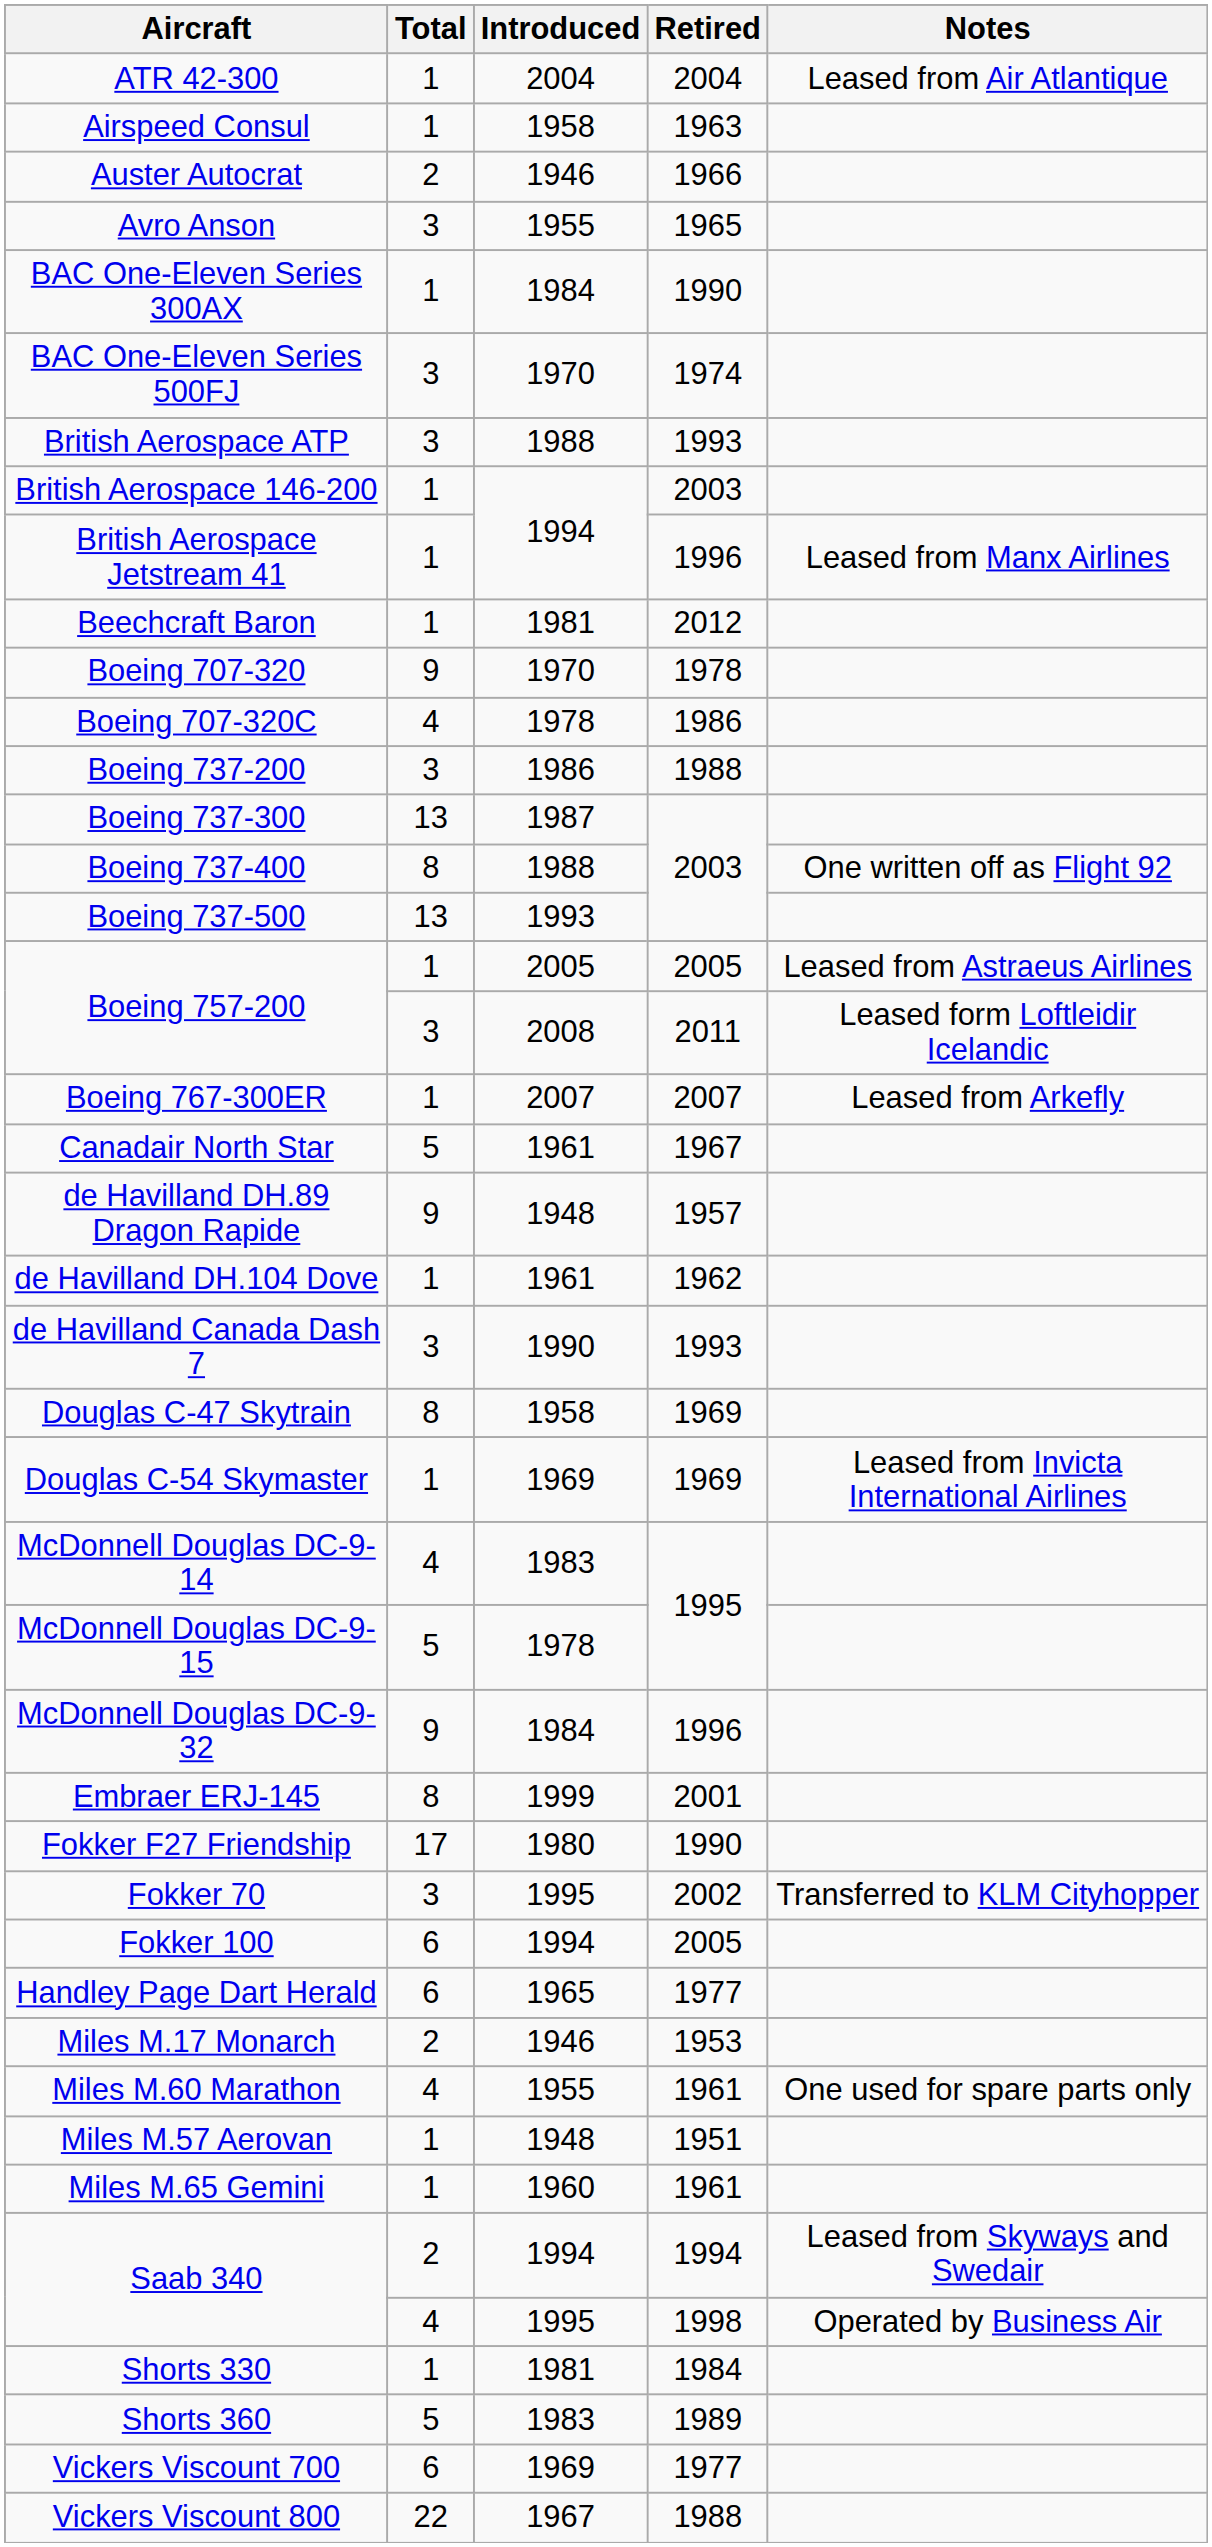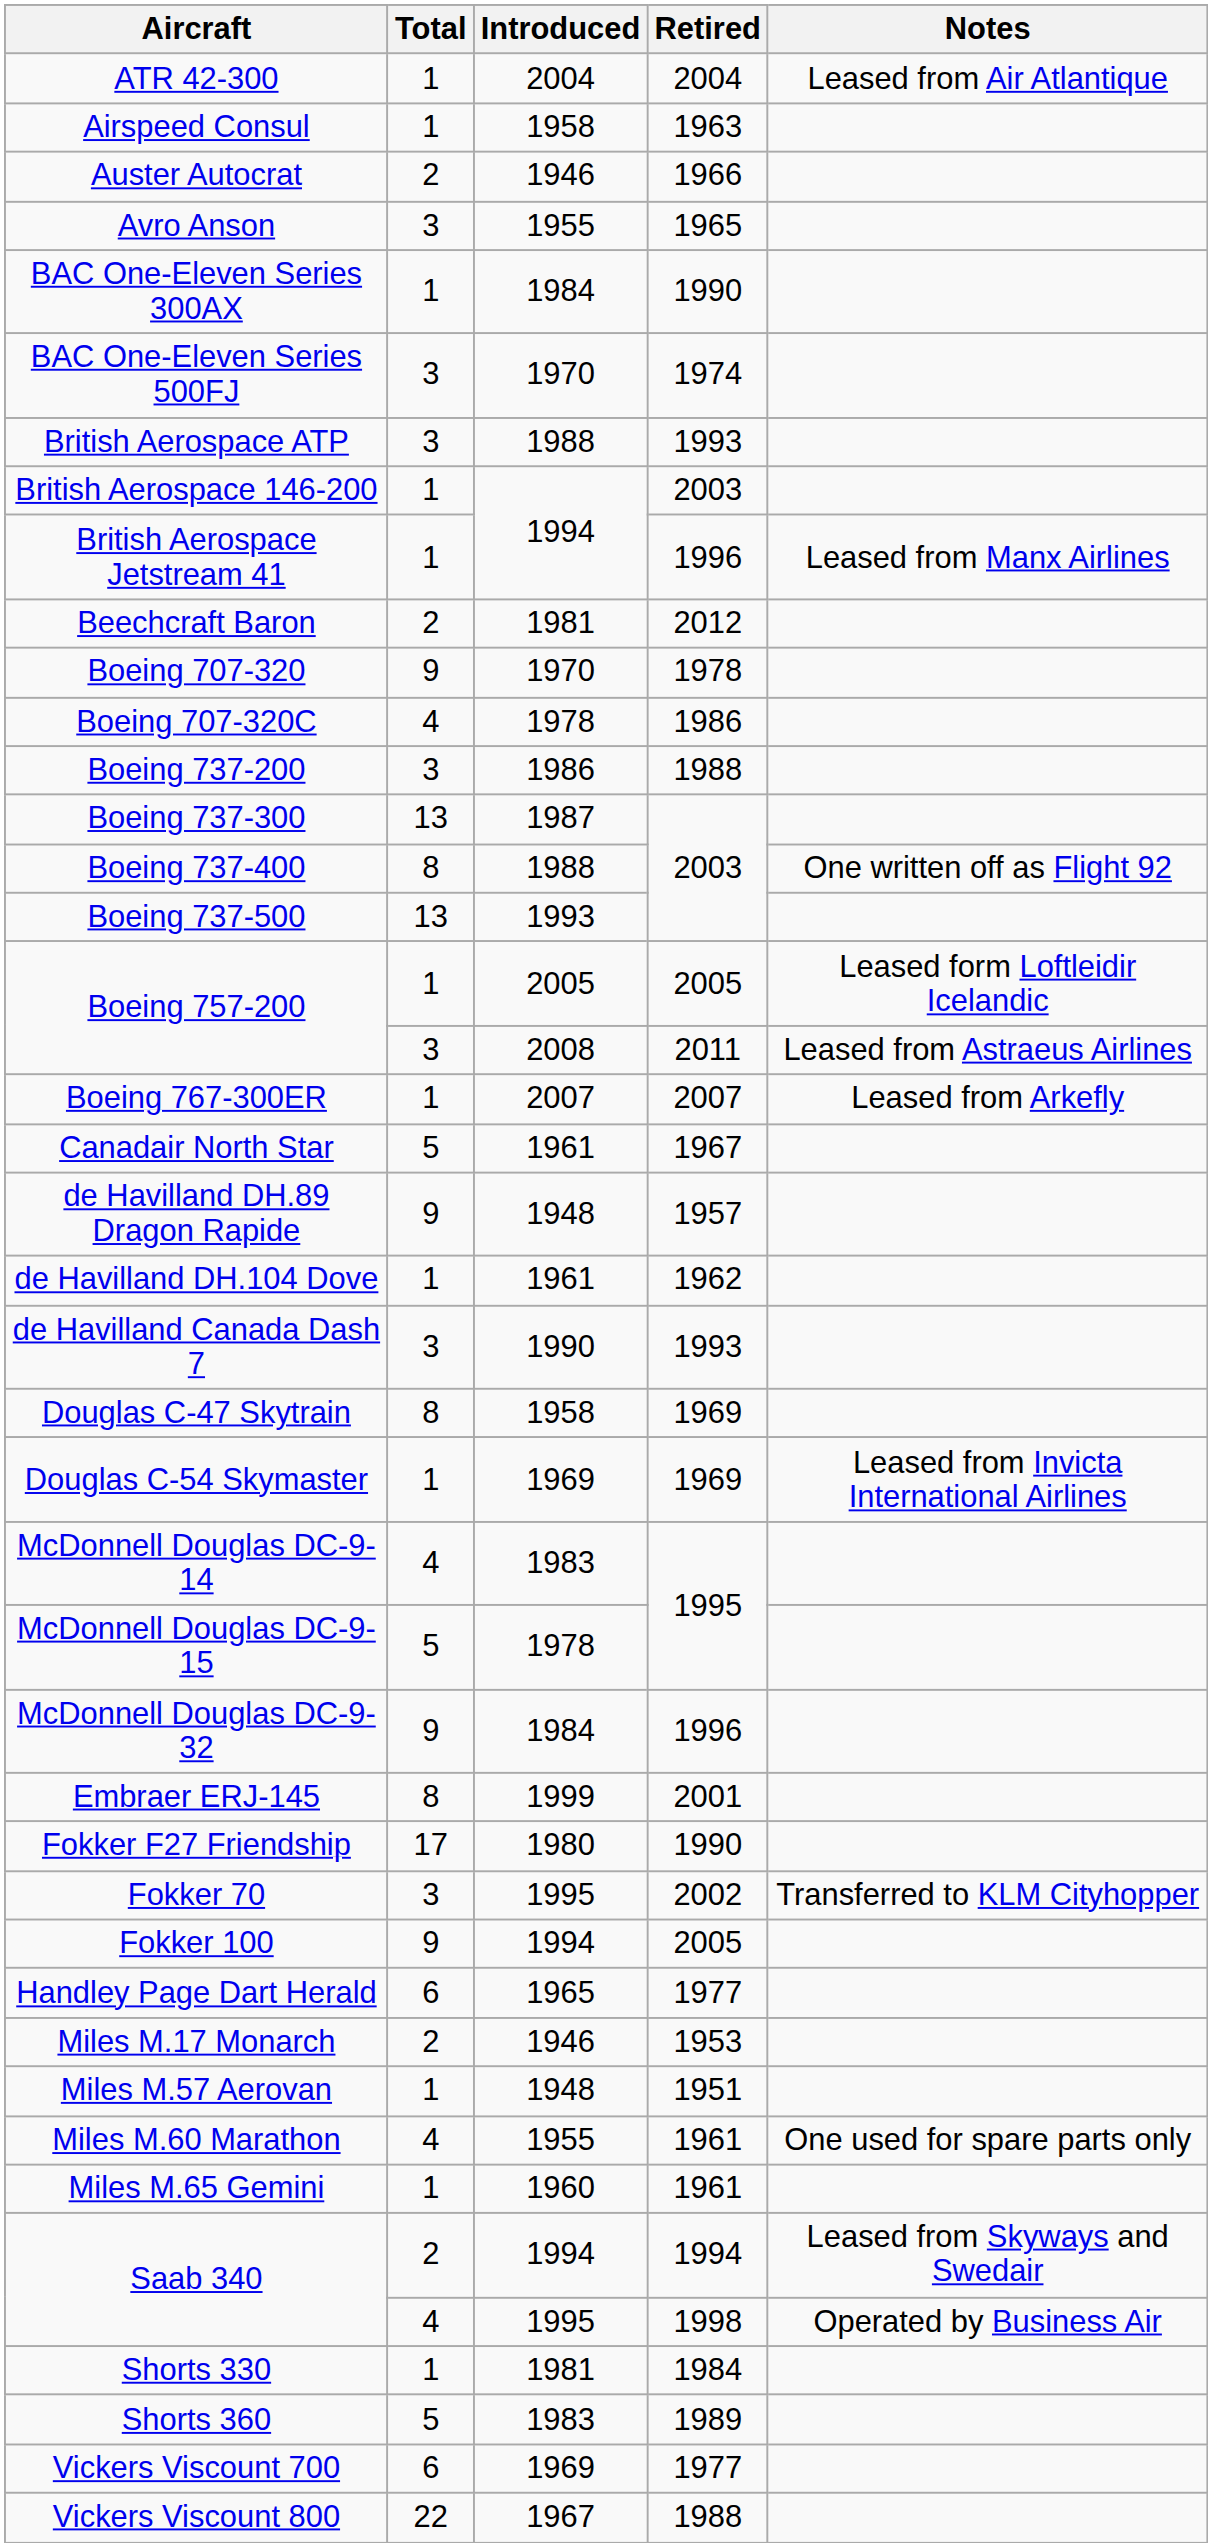(431, 622) 1 -> (431, 622) 2
(988, 965) Leased from Astraeus Airlines -> (988, 983) Leased form Loftleidir Icelandic
(988, 1032) Leased form Loftleidir Icelandic -> (988, 1049) Leased from Astraeus Airlines
(431, 1943) 6 -> (431, 1943) 9
rows swapped: (196, 2139) <-> (196, 2090)
